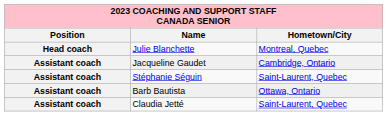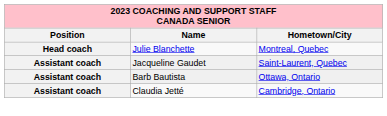(297, 63) Cambridge, Ontario -> (303, 63) Saint-Laurent, Quebec
- row: (167, 77)
(303, 105) Saint-Laurent, Quebec -> (297, 91) Cambridge, Ontario
